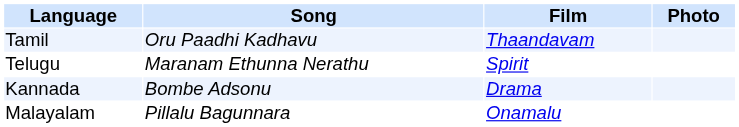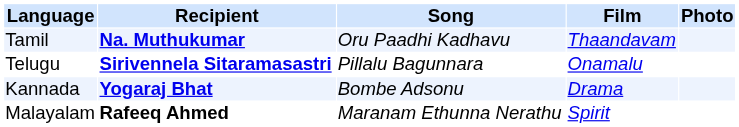+ column: (217, 15)
(257, 64) Maranam Ethunna Nerathu -> (410, 64) Pillalu Bagunnara
(507, 64) Spirit -> (605, 64) Onamalu
(218, 113) Pillalu Bagunnara -> (450, 113) Maranam Ethunna Nerathu
(524, 113) Onamalu -> (589, 113) Spirit
